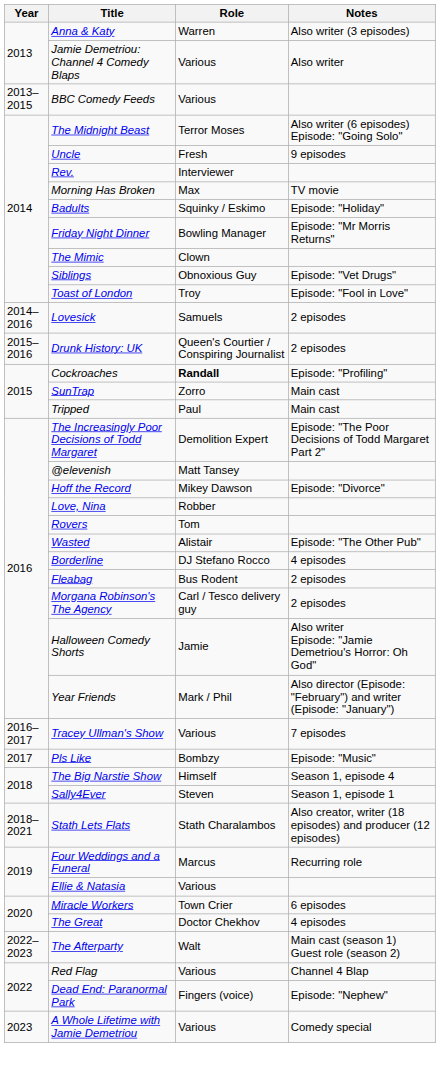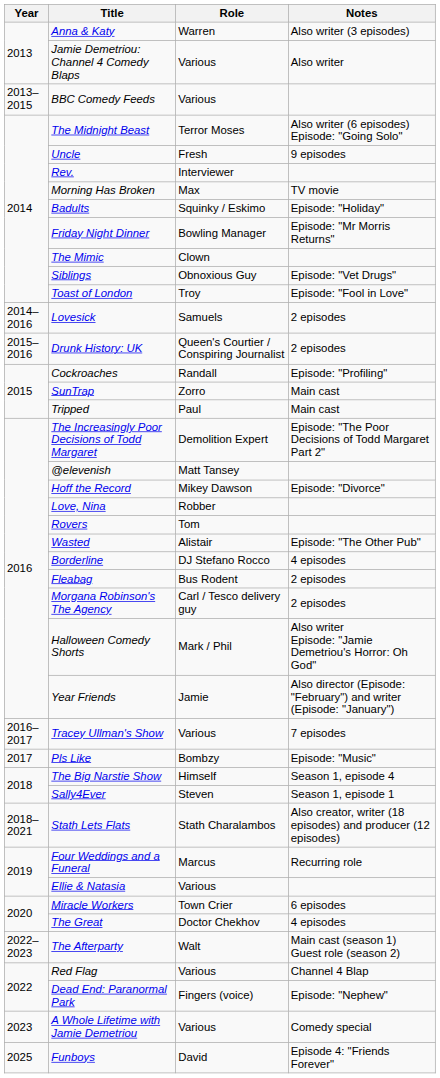(199, 373) bold -> (197, 373) normal
(193, 646) Jamie -> (205, 646) Mark / Phil
(205, 696) Mark / Phil -> (193, 696) Jamie
+ row: (73, 1057)
